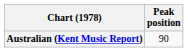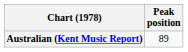(164, 39) 90 -> (164, 39) 89
